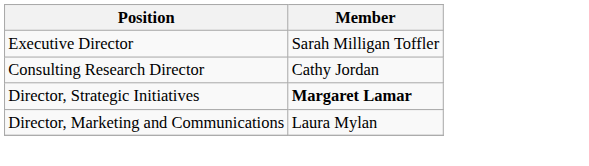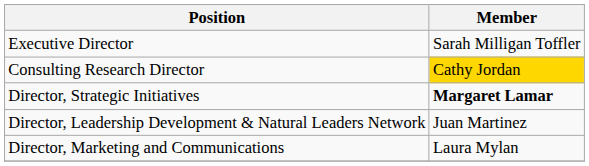(335, 69) no background -> (477, 69) gold background
+ row: (217, 122)
